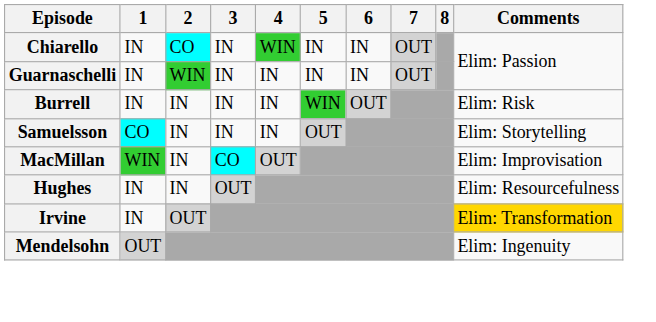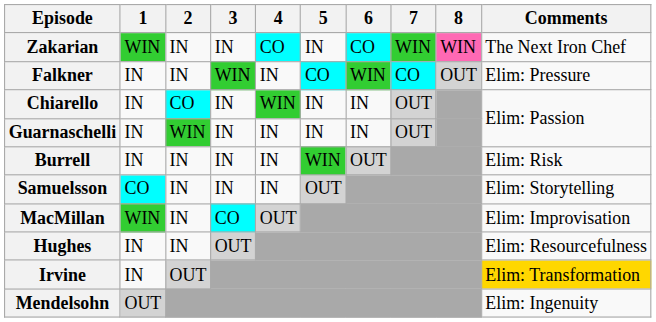+ row: (62, 47)
+ row: (62, 75)
